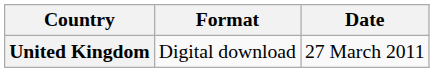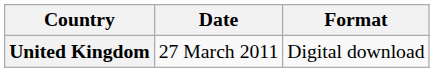columns swapped: (365, 20) <-> (227, 20)
